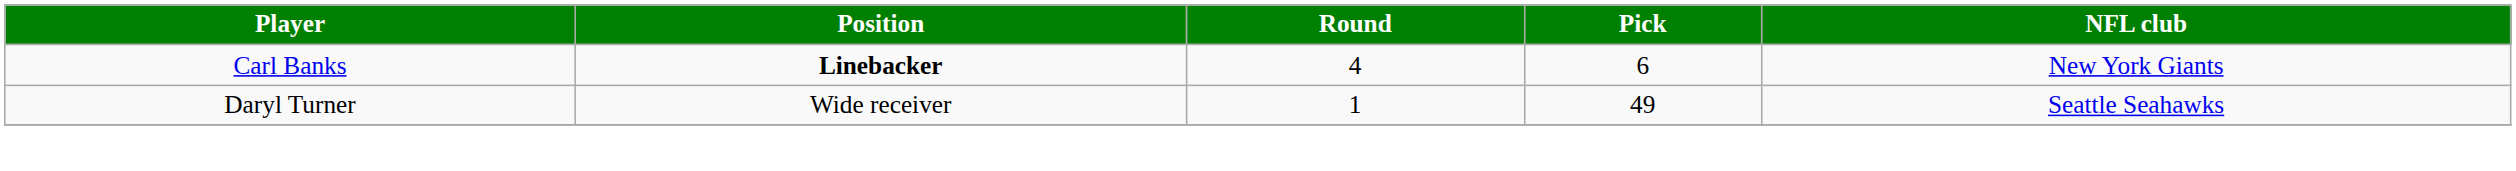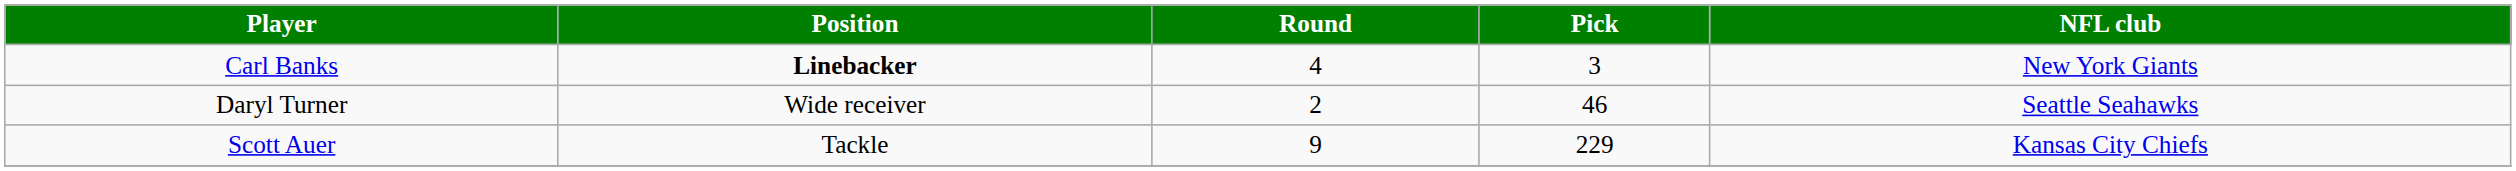(1643, 64) 6 -> (1595, 64) 3
(1355, 104) 1 -> (1316, 104) 2
(1643, 104) 49 -> (1595, 104) 46
+ row: (282, 144)
